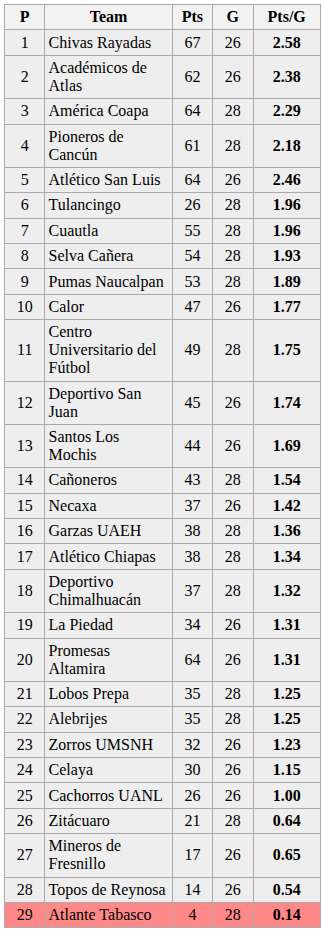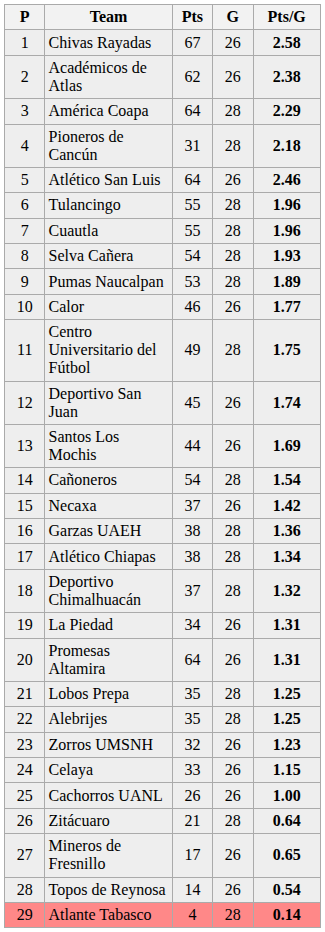(192, 145) 61 -> (192, 145) 31
(192, 205) 26 -> (192, 205) 55
(192, 306) 47 -> (192, 306) 46
(192, 480) 43 -> (192, 480) 54
(192, 770) 30 -> (192, 770) 33
